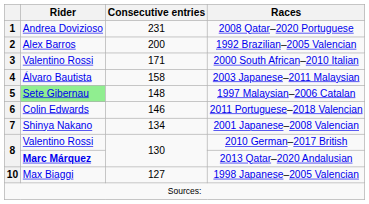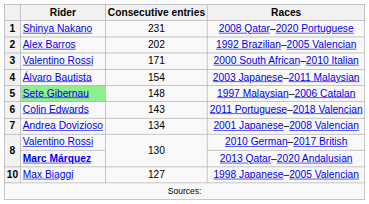(63, 28) Andrea Dovizioso -> (58, 28) Shinya Nakano
(156, 45) 200 -> (156, 45) 202
(156, 77) 158 -> (156, 77) 154
(156, 110) 146 -> (156, 110) 143
(58, 126) Shinya Nakano -> (63, 126) Andrea Dovizioso
